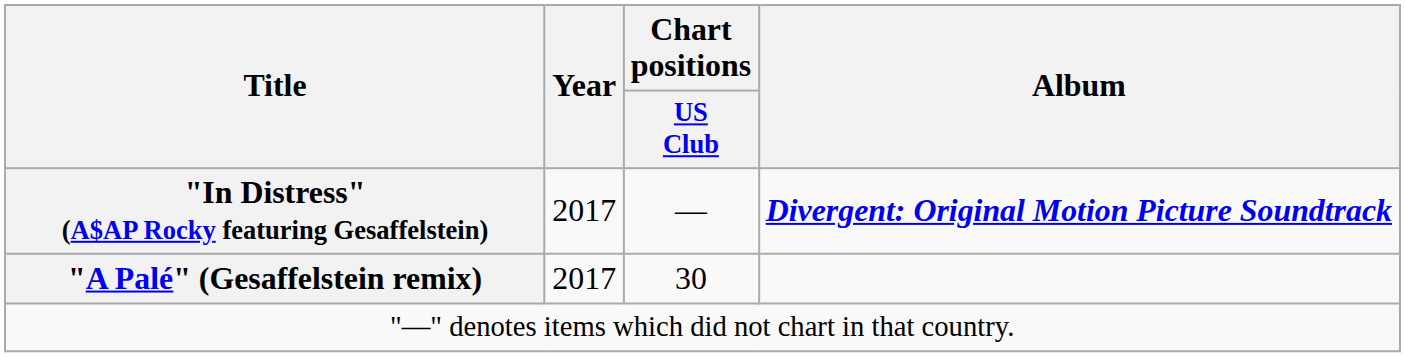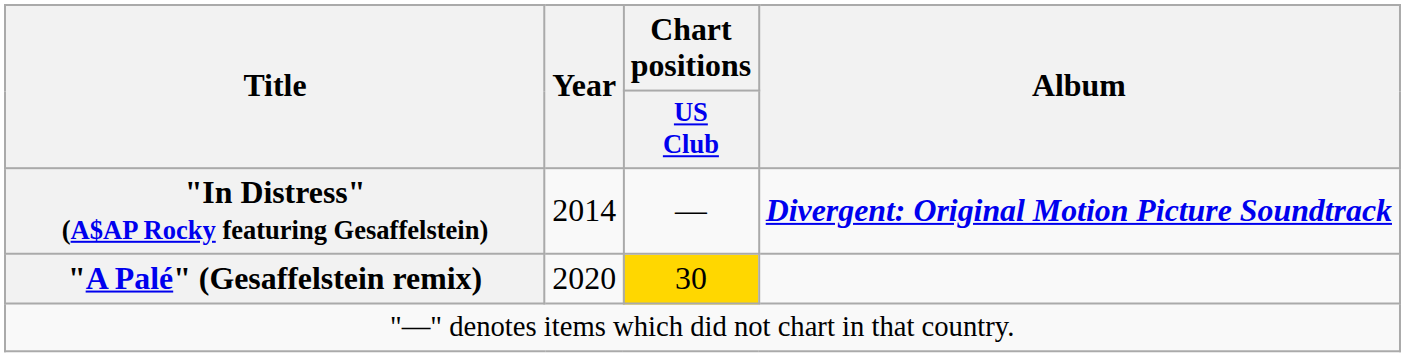(584, 210) 2017 -> (584, 210) 2014
(584, 278) 2017 -> (584, 278) 2020
(691, 278) no background -> (691, 278) gold background
